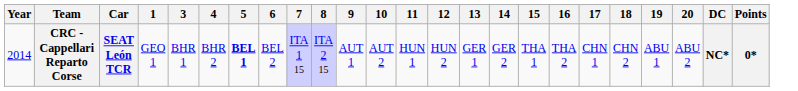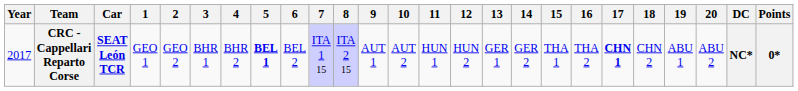+ column: (175, 13)
(19, 54) 2014 -> (19, 54) 2017
(595, 54) normal -> (618, 54) bold
